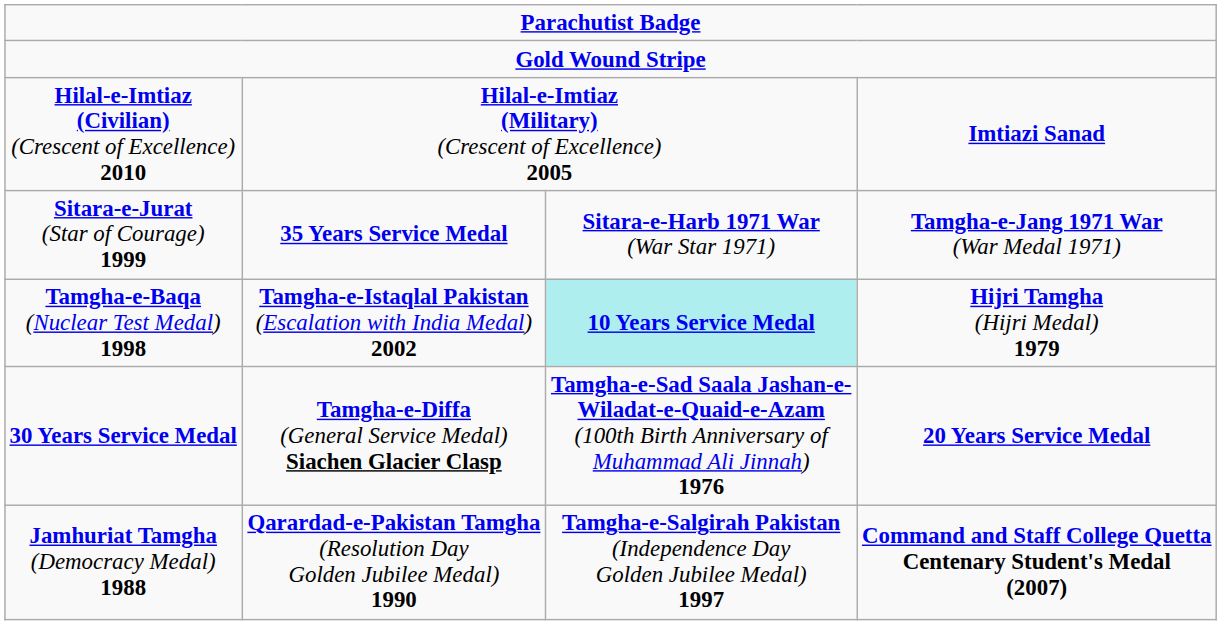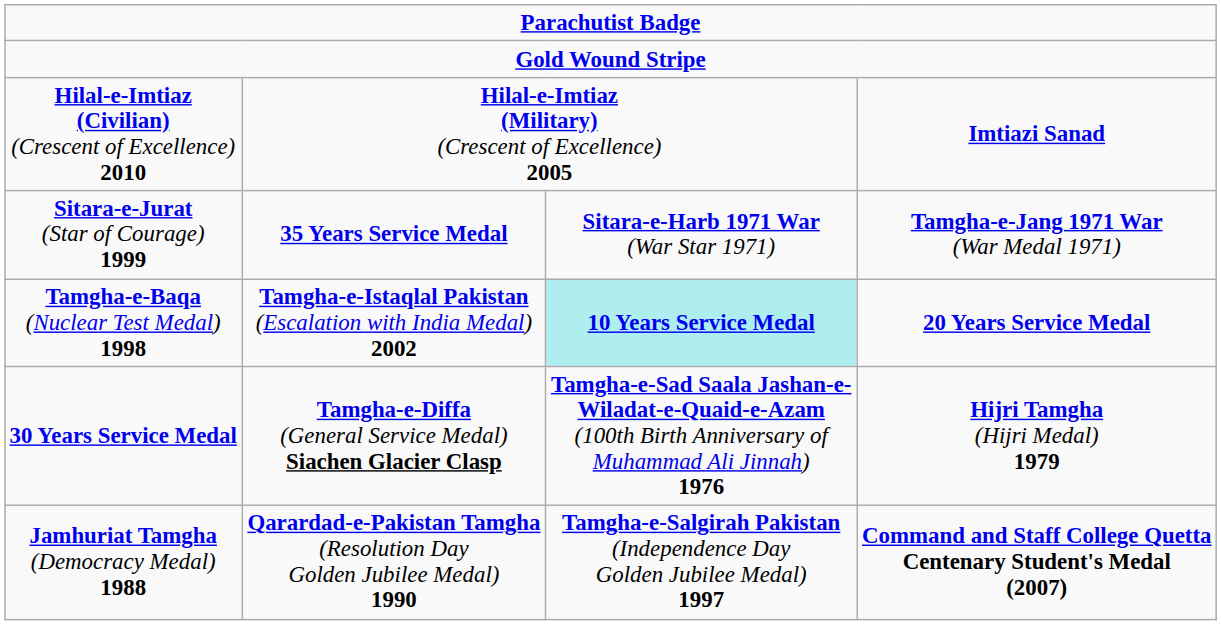(1037, 322) Hijri Tamgha (Hijri Medal) 1979 -> (1037, 322) 20 Years Service Medal
(1037, 435) 20 Years Service Medal -> (1037, 435) Hijri Tamgha (Hijri Medal) 1979
